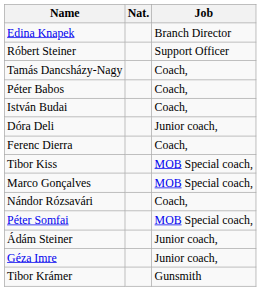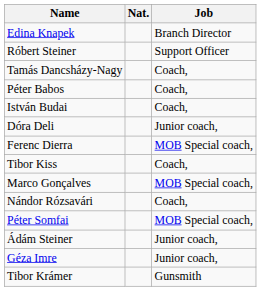(171, 145) Coach, -> (204, 145) MOB Special coach,
(204, 164) MOB Special coach, -> (171, 164) Coach,
